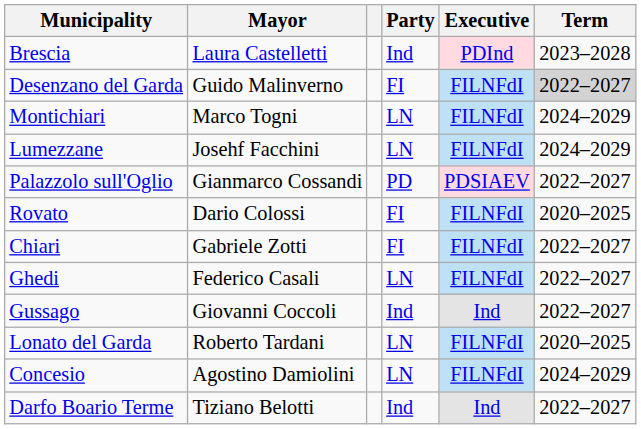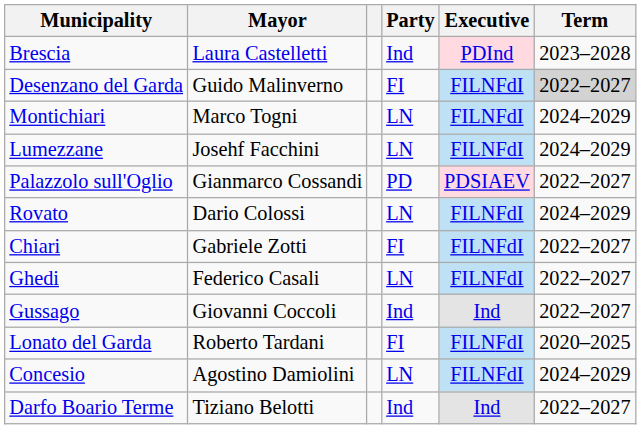(395, 213) FI -> (400, 213) LN
(585, 213) 2020–2025 -> (585, 213) 2024–2029
(400, 342) LN -> (395, 342) FI
